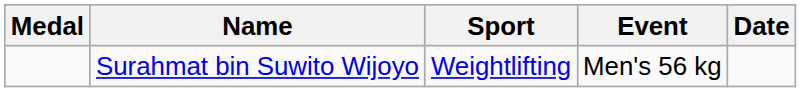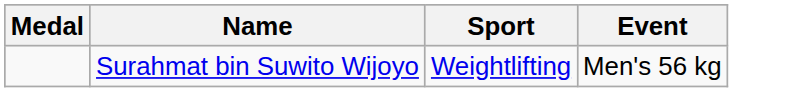- column: (762, 25)
